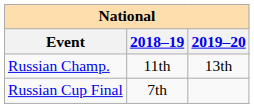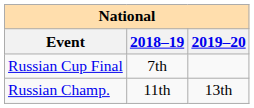rows swapped: (59, 66) <-> (65, 90)
